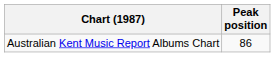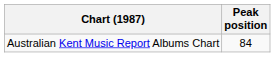(246, 43) 86 -> (246, 43) 84
